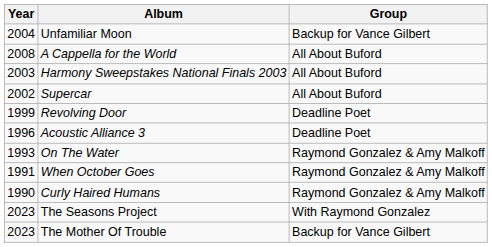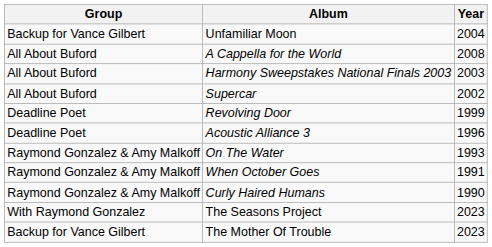columns swapped: (21, 14) <-> (388, 14)
